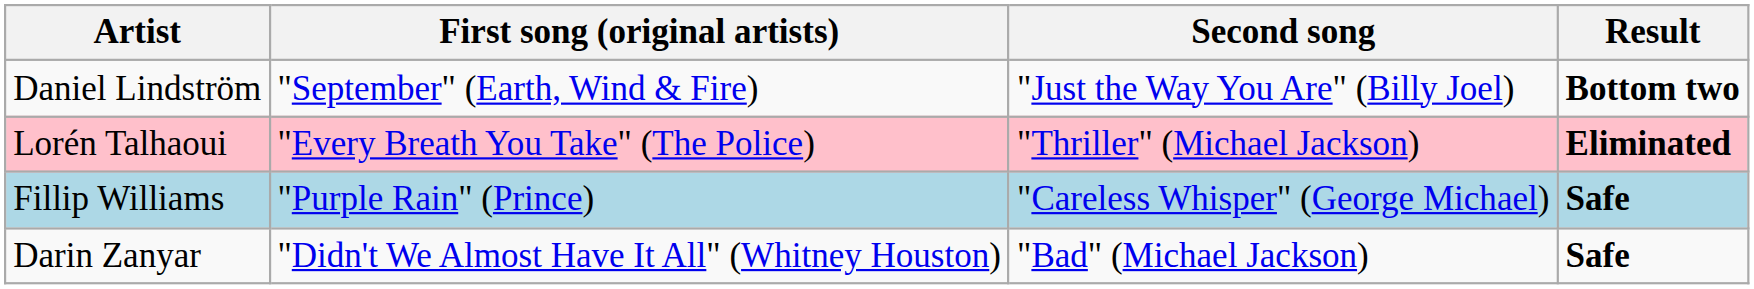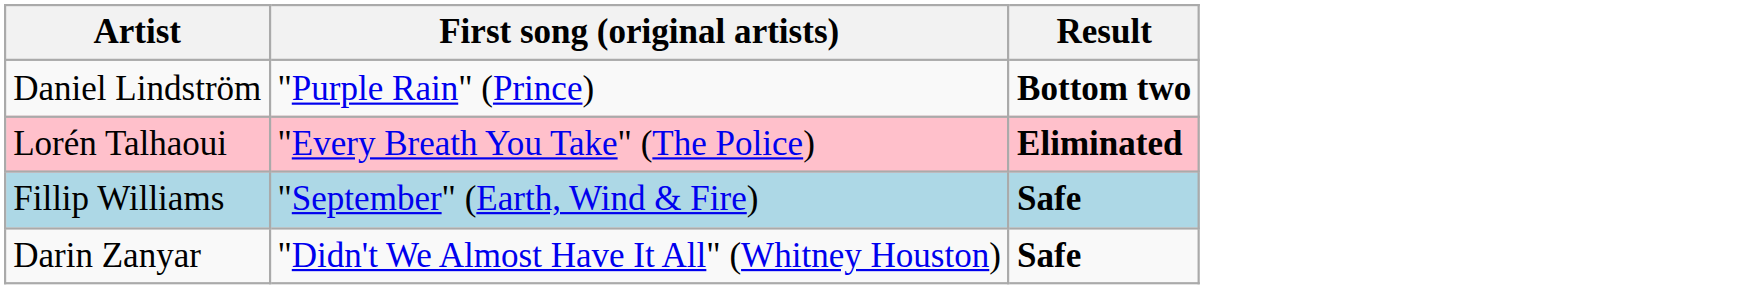- column: (1283, 32)
(518, 87) "September" (Earth, Wind & Fire) -> (436, 87) "Purple Rain" (Prince)
(436, 198) "Purple Rain" (Prince) -> (518, 198) "September" (Earth, Wind & Fire)
